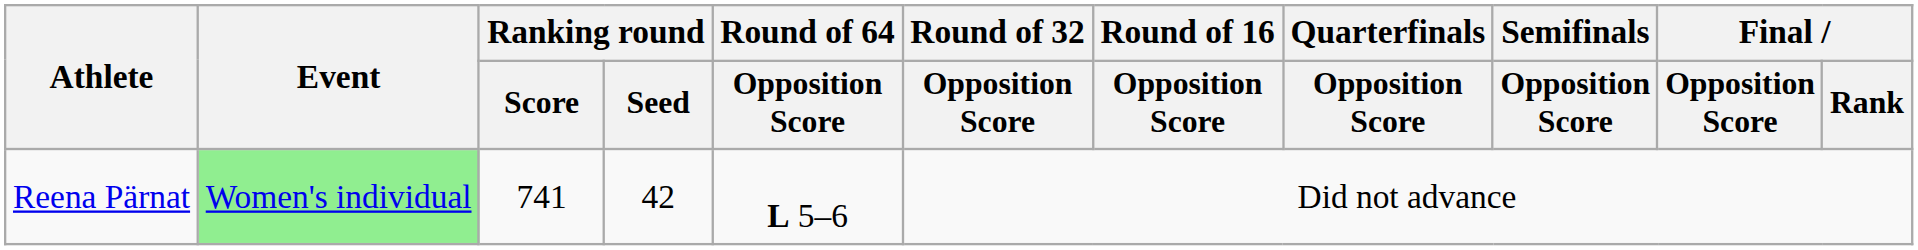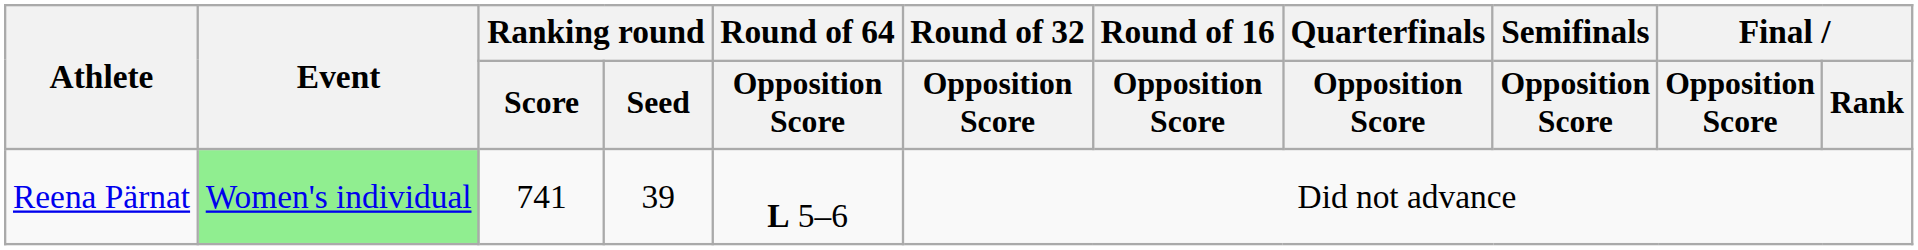(658, 196) 42 -> (658, 196) 39
